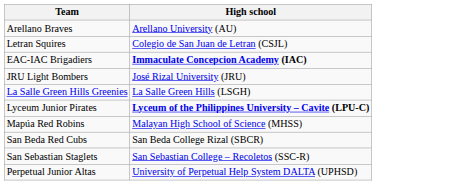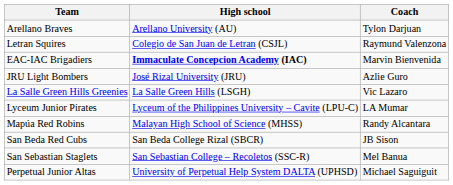+ column: (405, 12)
(251, 108) bold -> (245, 108) normal
